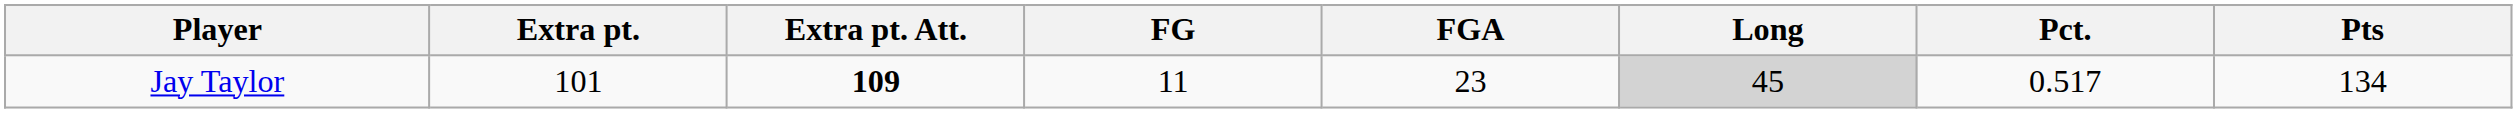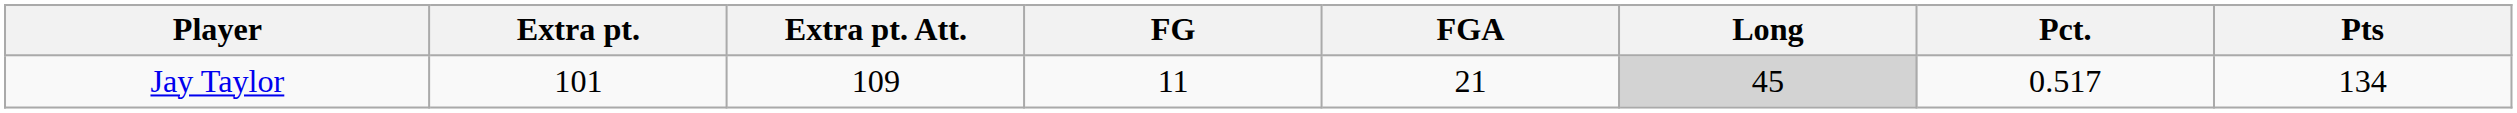(876, 81) bold -> (876, 81) normal
(1471, 81) 23 -> (1471, 81) 21
